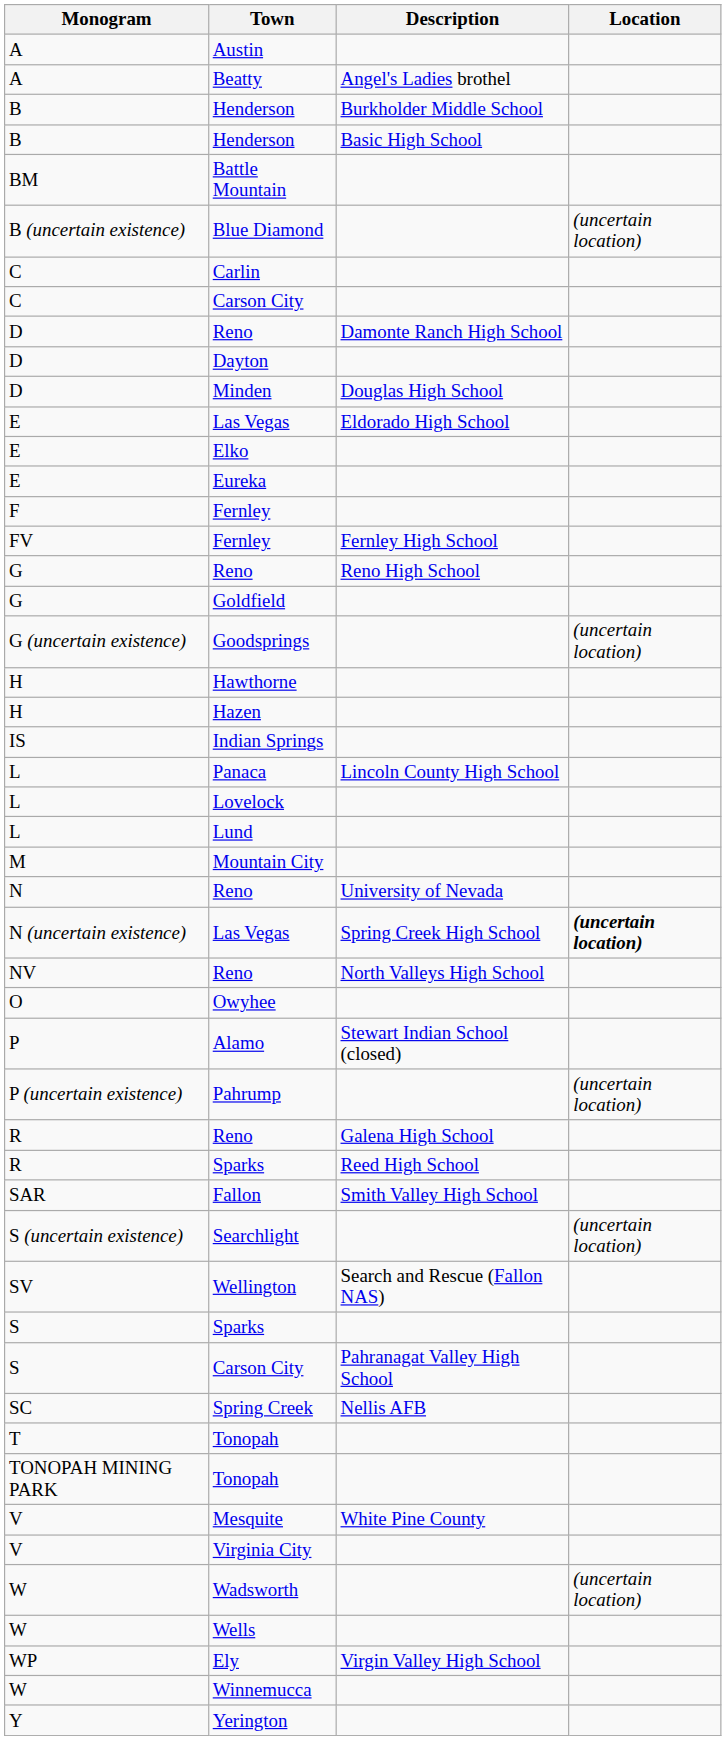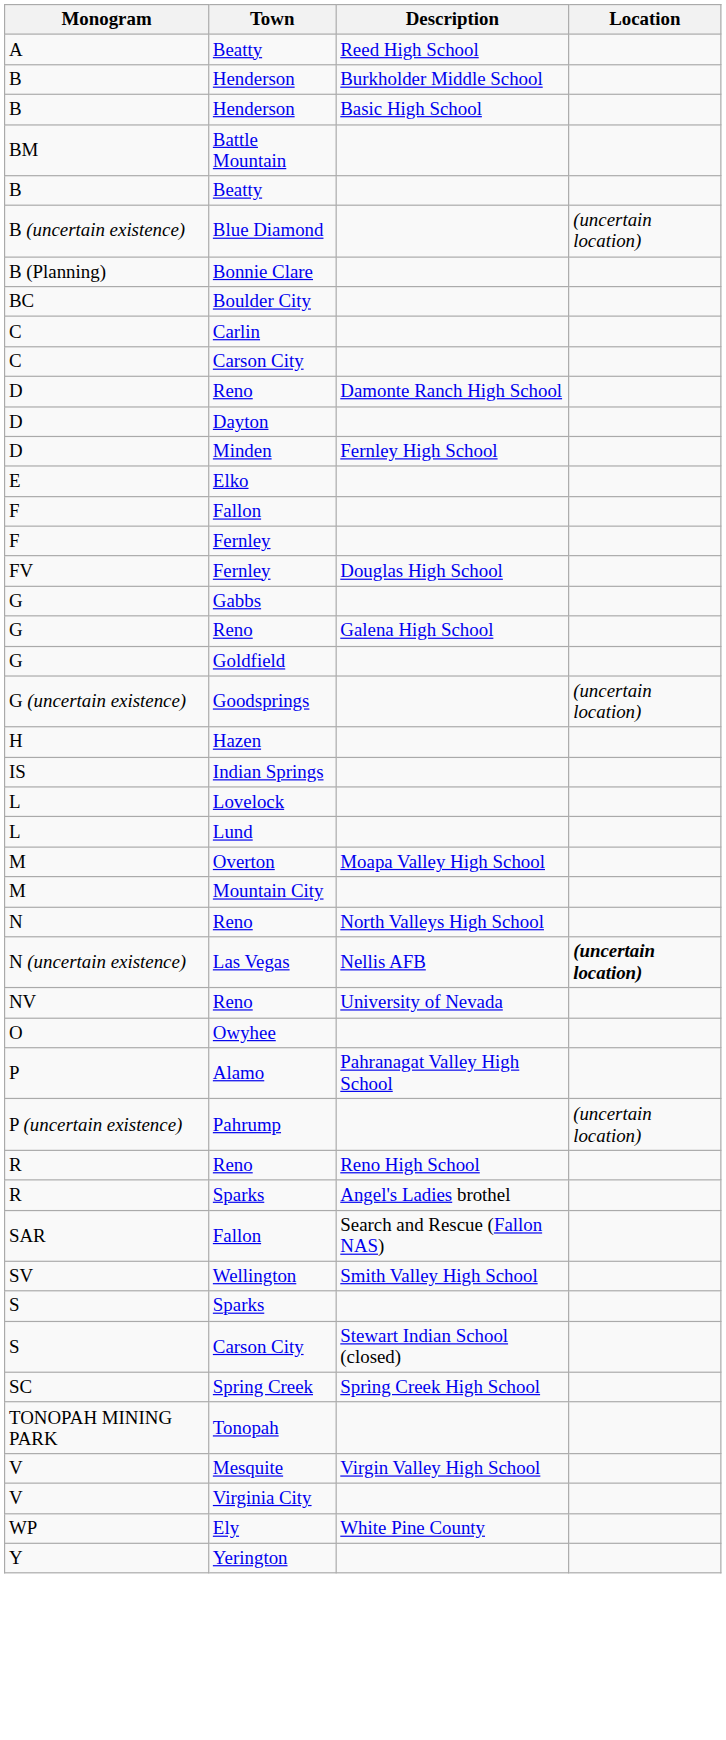- row: (16, 49)
(426, 79) Angel's Ladies brothel -> (410, 49) Reed High School
+ row: (15, 190)
+ row: (57, 271)
+ row: (22, 301)
(422, 391) Douglas High School -> (419, 451) Fernley High School
- row: (15, 421)
- row: (15, 481)
+ row: (14, 511)
(419, 541) Fernley High School -> (422, 570) Douglas High School
+ row: (16, 600)
(410, 570) Reno High School -> (417, 630) Galena High School
- row: (16, 682)
- row: (15, 771)
+ row: (17, 861)
(422, 891) University of Nevada -> (442, 921) North Valleys High School
(440, 932) Spring Creek High School -> (383, 962) Nellis AFB
(442, 972) North Valleys High School -> (422, 1002) University of Nevada
(424, 1043) Stewart Indian School (closed) -> (430, 1073) Pahranagat Valley High School
(417, 1135) Galena High School -> (410, 1164) Reno High School
(410, 1164) Reed High School -> (425, 1194) Angel's Ladies brothel
(439, 1194) Smith Valley High School -> (441, 1235) Search and Rescue (Fallon NAS)
- row: (96, 1235)
(441, 1286) Search and Rescue (Fallon NAS) -> (439, 1276) Smith Valley High School
(430, 1367) Pahranagat Valley High School -> (424, 1346) Stewart Indian School (closed)
(383, 1408) Nellis AFB -> (440, 1387) Spring Creek High School
- row: (15, 1438)
(413, 1519) White Pine County -> (440, 1468) Virgin Valley High School
- row: (18, 1589)
- row: (18, 1630)
(441, 1660) Virgin Valley High School -> (413, 1528) White Pine County
- row: (18, 1690)
